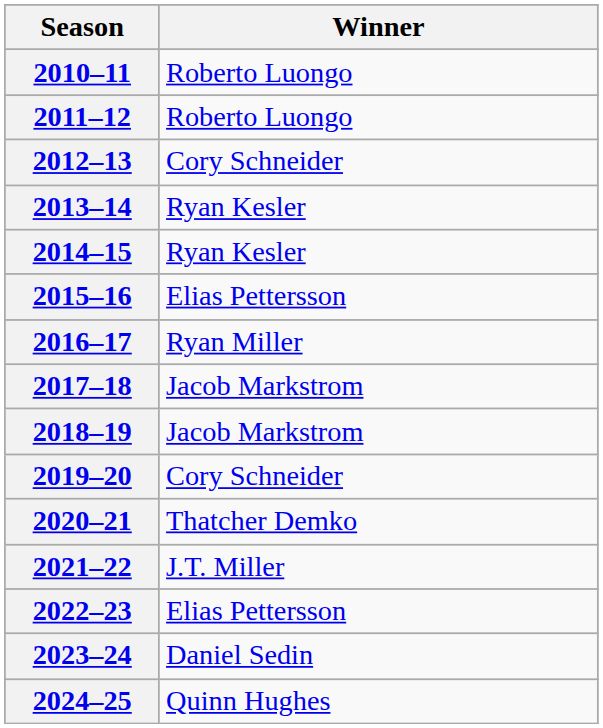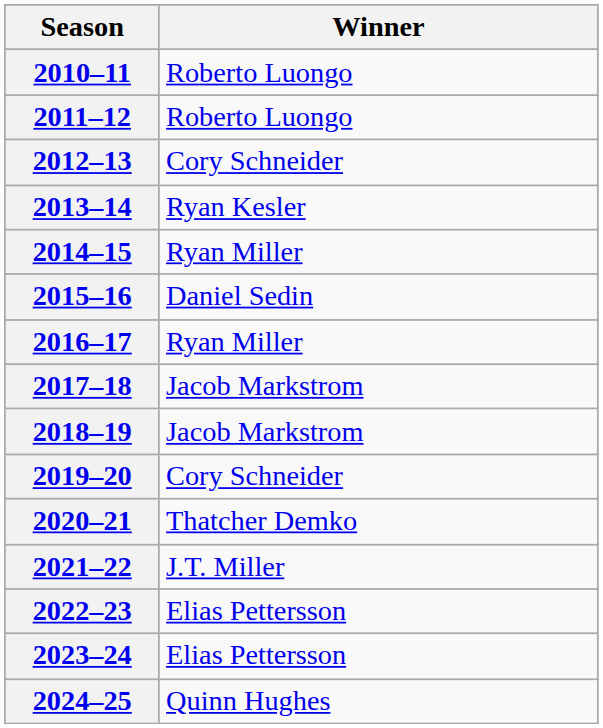(236, 251) Ryan Kesler -> (234, 251) Ryan Miller
(256, 296) Elias Pettersson -> (240, 296) Daniel Sedin
(240, 655) Daniel Sedin -> (256, 655) Elias Pettersson
